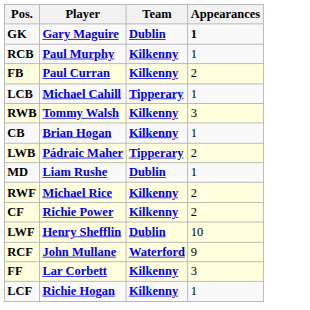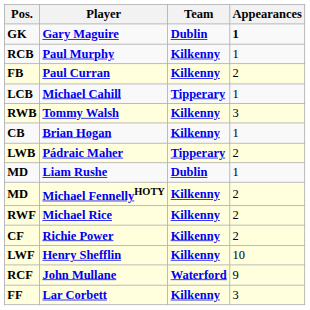+ row: (104, 194)
(147, 232) Dublin -> (195, 255) Kilkenny
- row: (79, 291)
